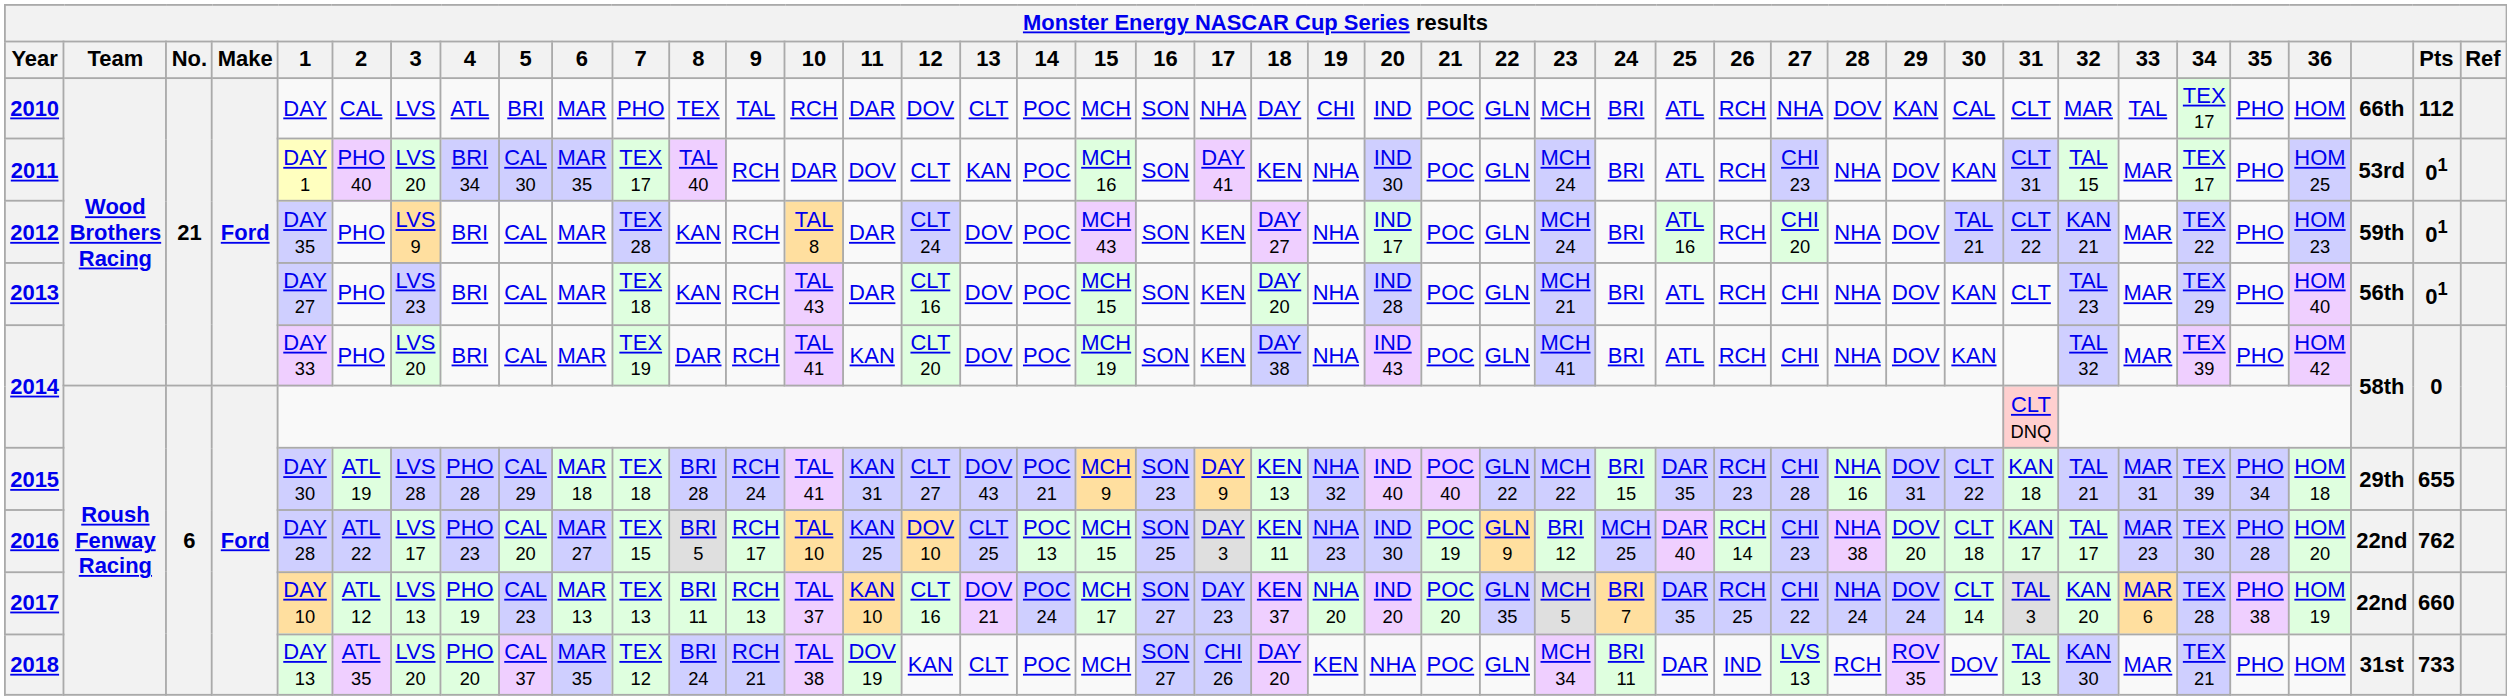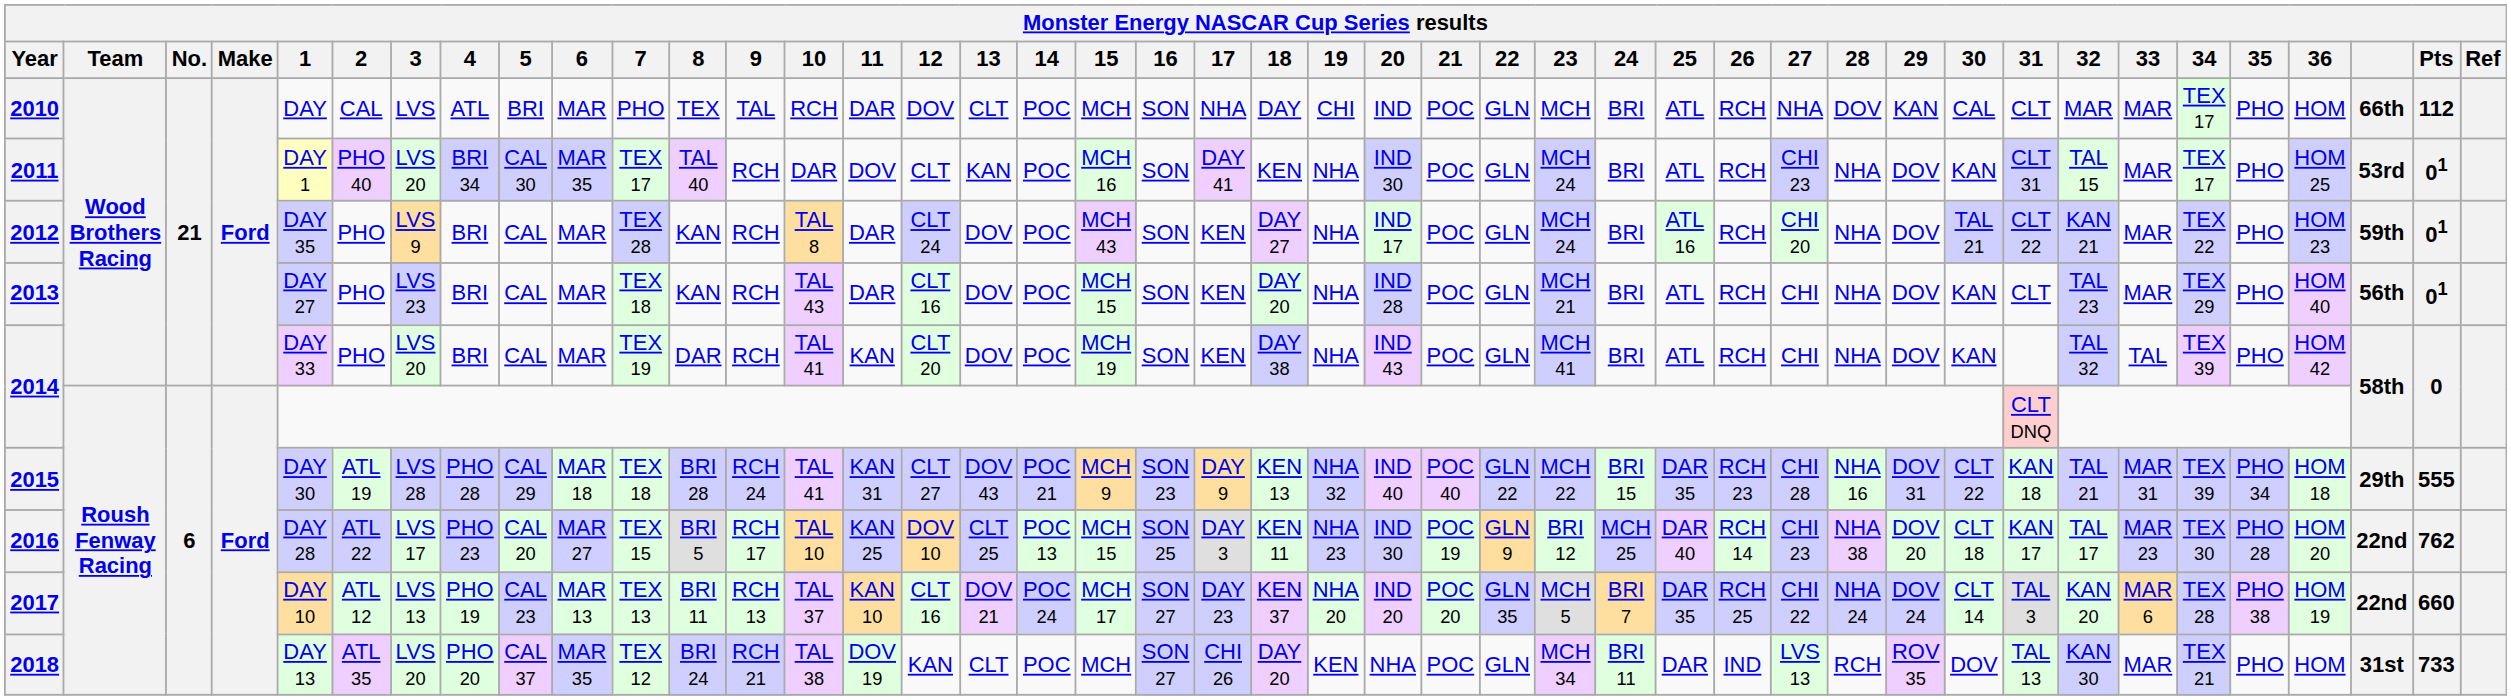(2148, 108) TAL -> (2148, 108) MAR
(2148, 356) MAR -> (2148, 356) TAL
(2436, 479) 655 -> (2436, 479) 555
